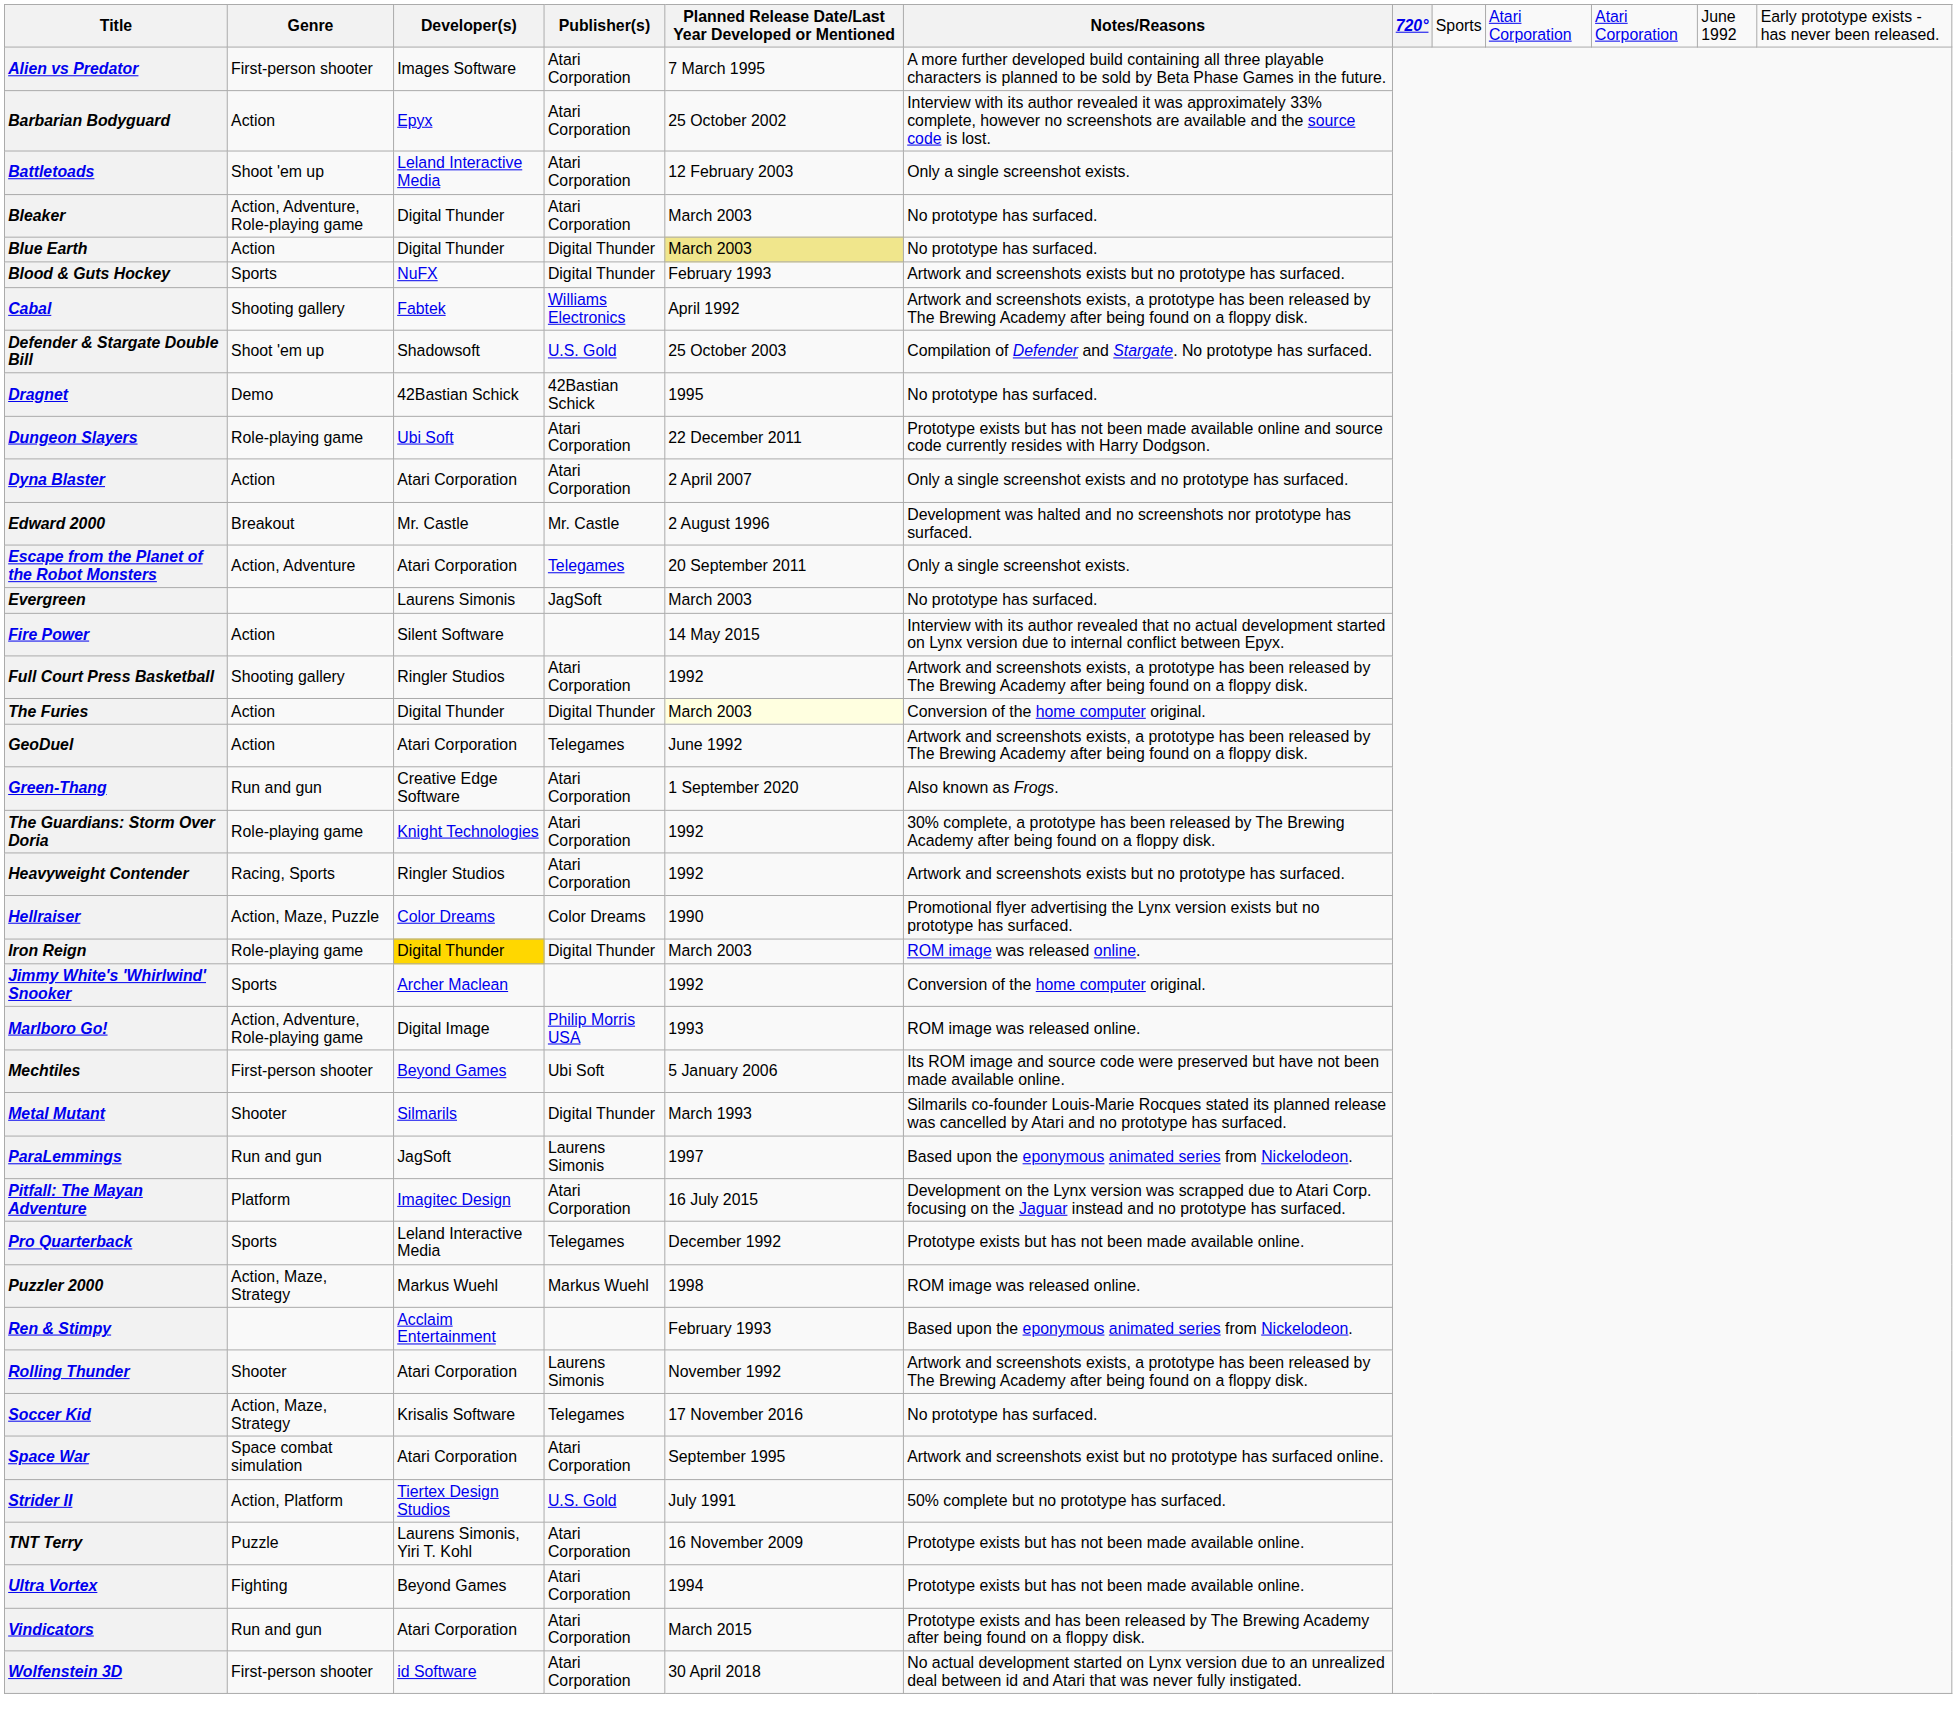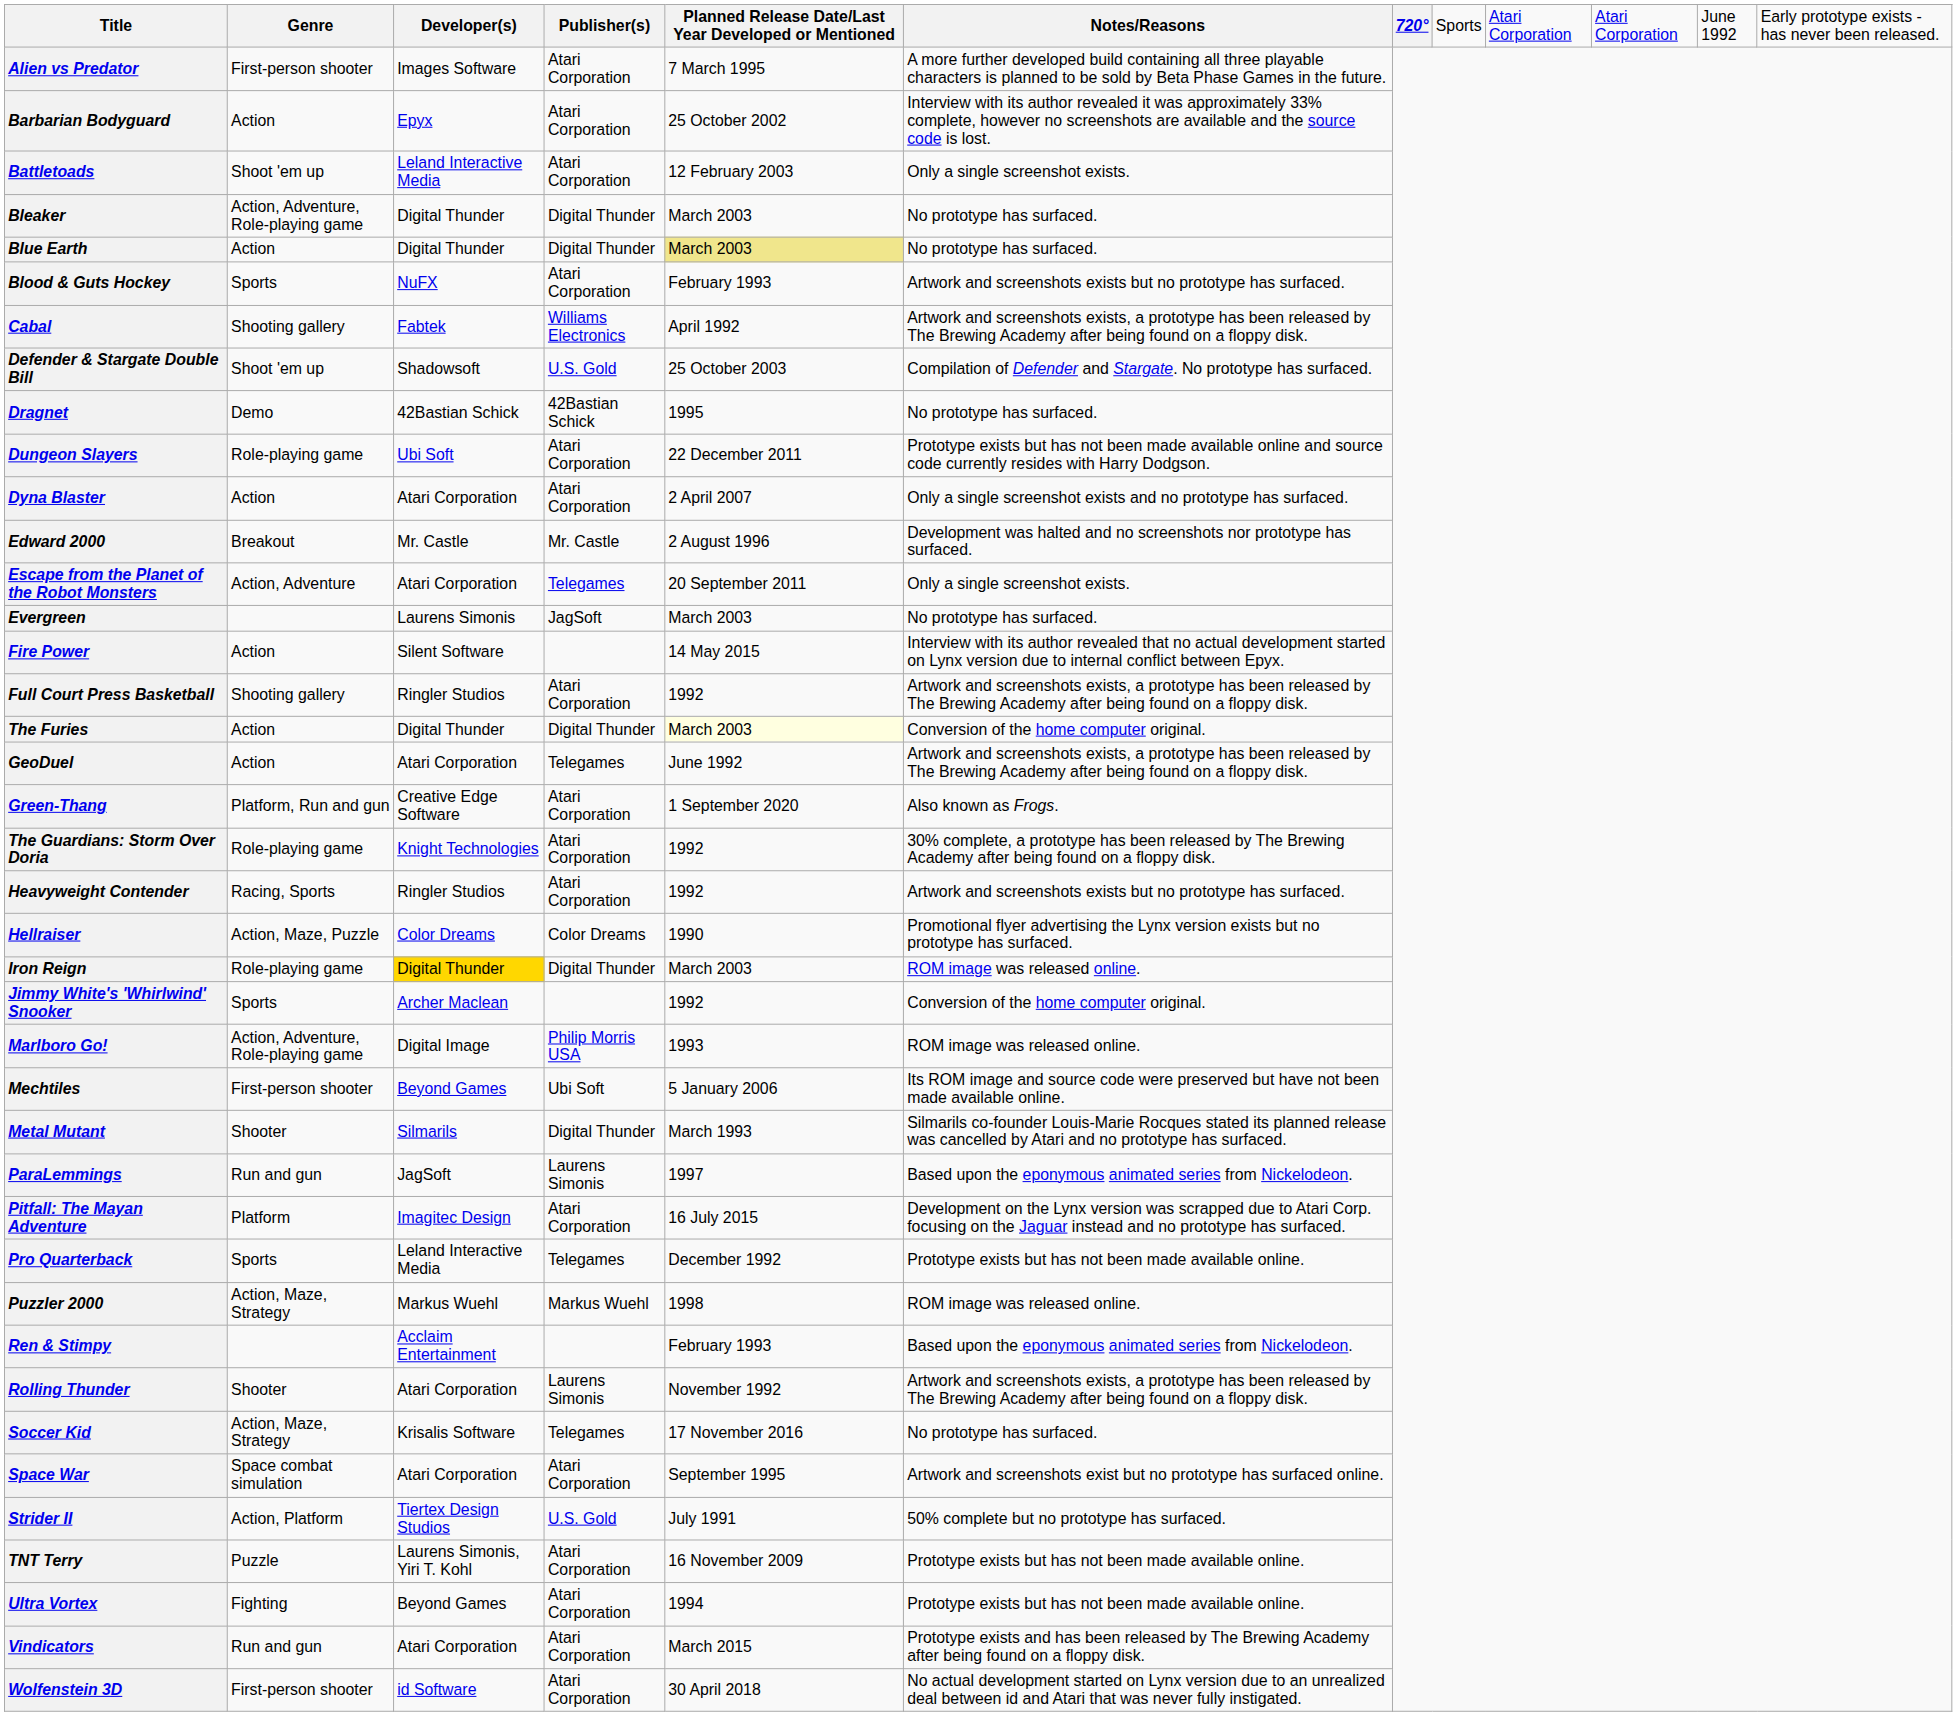(589, 215) Atari Corporation -> (601, 215) Digital Thunder
(601, 274) Digital Thunder -> (589, 283) Atari Corporation
(276, 788) Run and gun -> (310, 806) Platform, Run and gun
